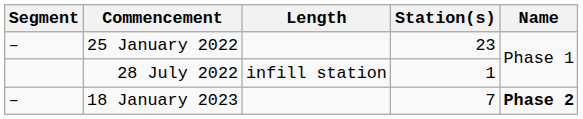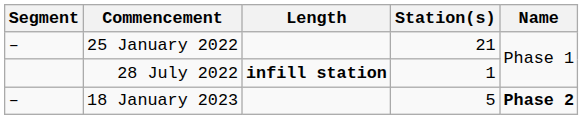(485, 46) 23 -> (485, 46) 21
(316, 73) normal -> (316, 73) bold
(490, 100) 7 -> (490, 100) 5
